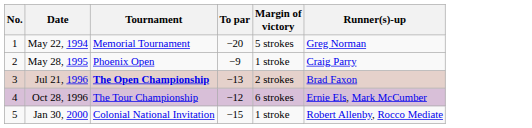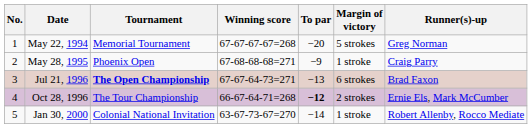+ column: (258, 19)
(274, 79) 2 strokes -> (356, 79) 6 strokes
(235, 97) normal -> (316, 97) bold
(274, 97) 6 strokes -> (356, 97) 2 strokes
(235, 115) −15 -> (316, 115) −14
